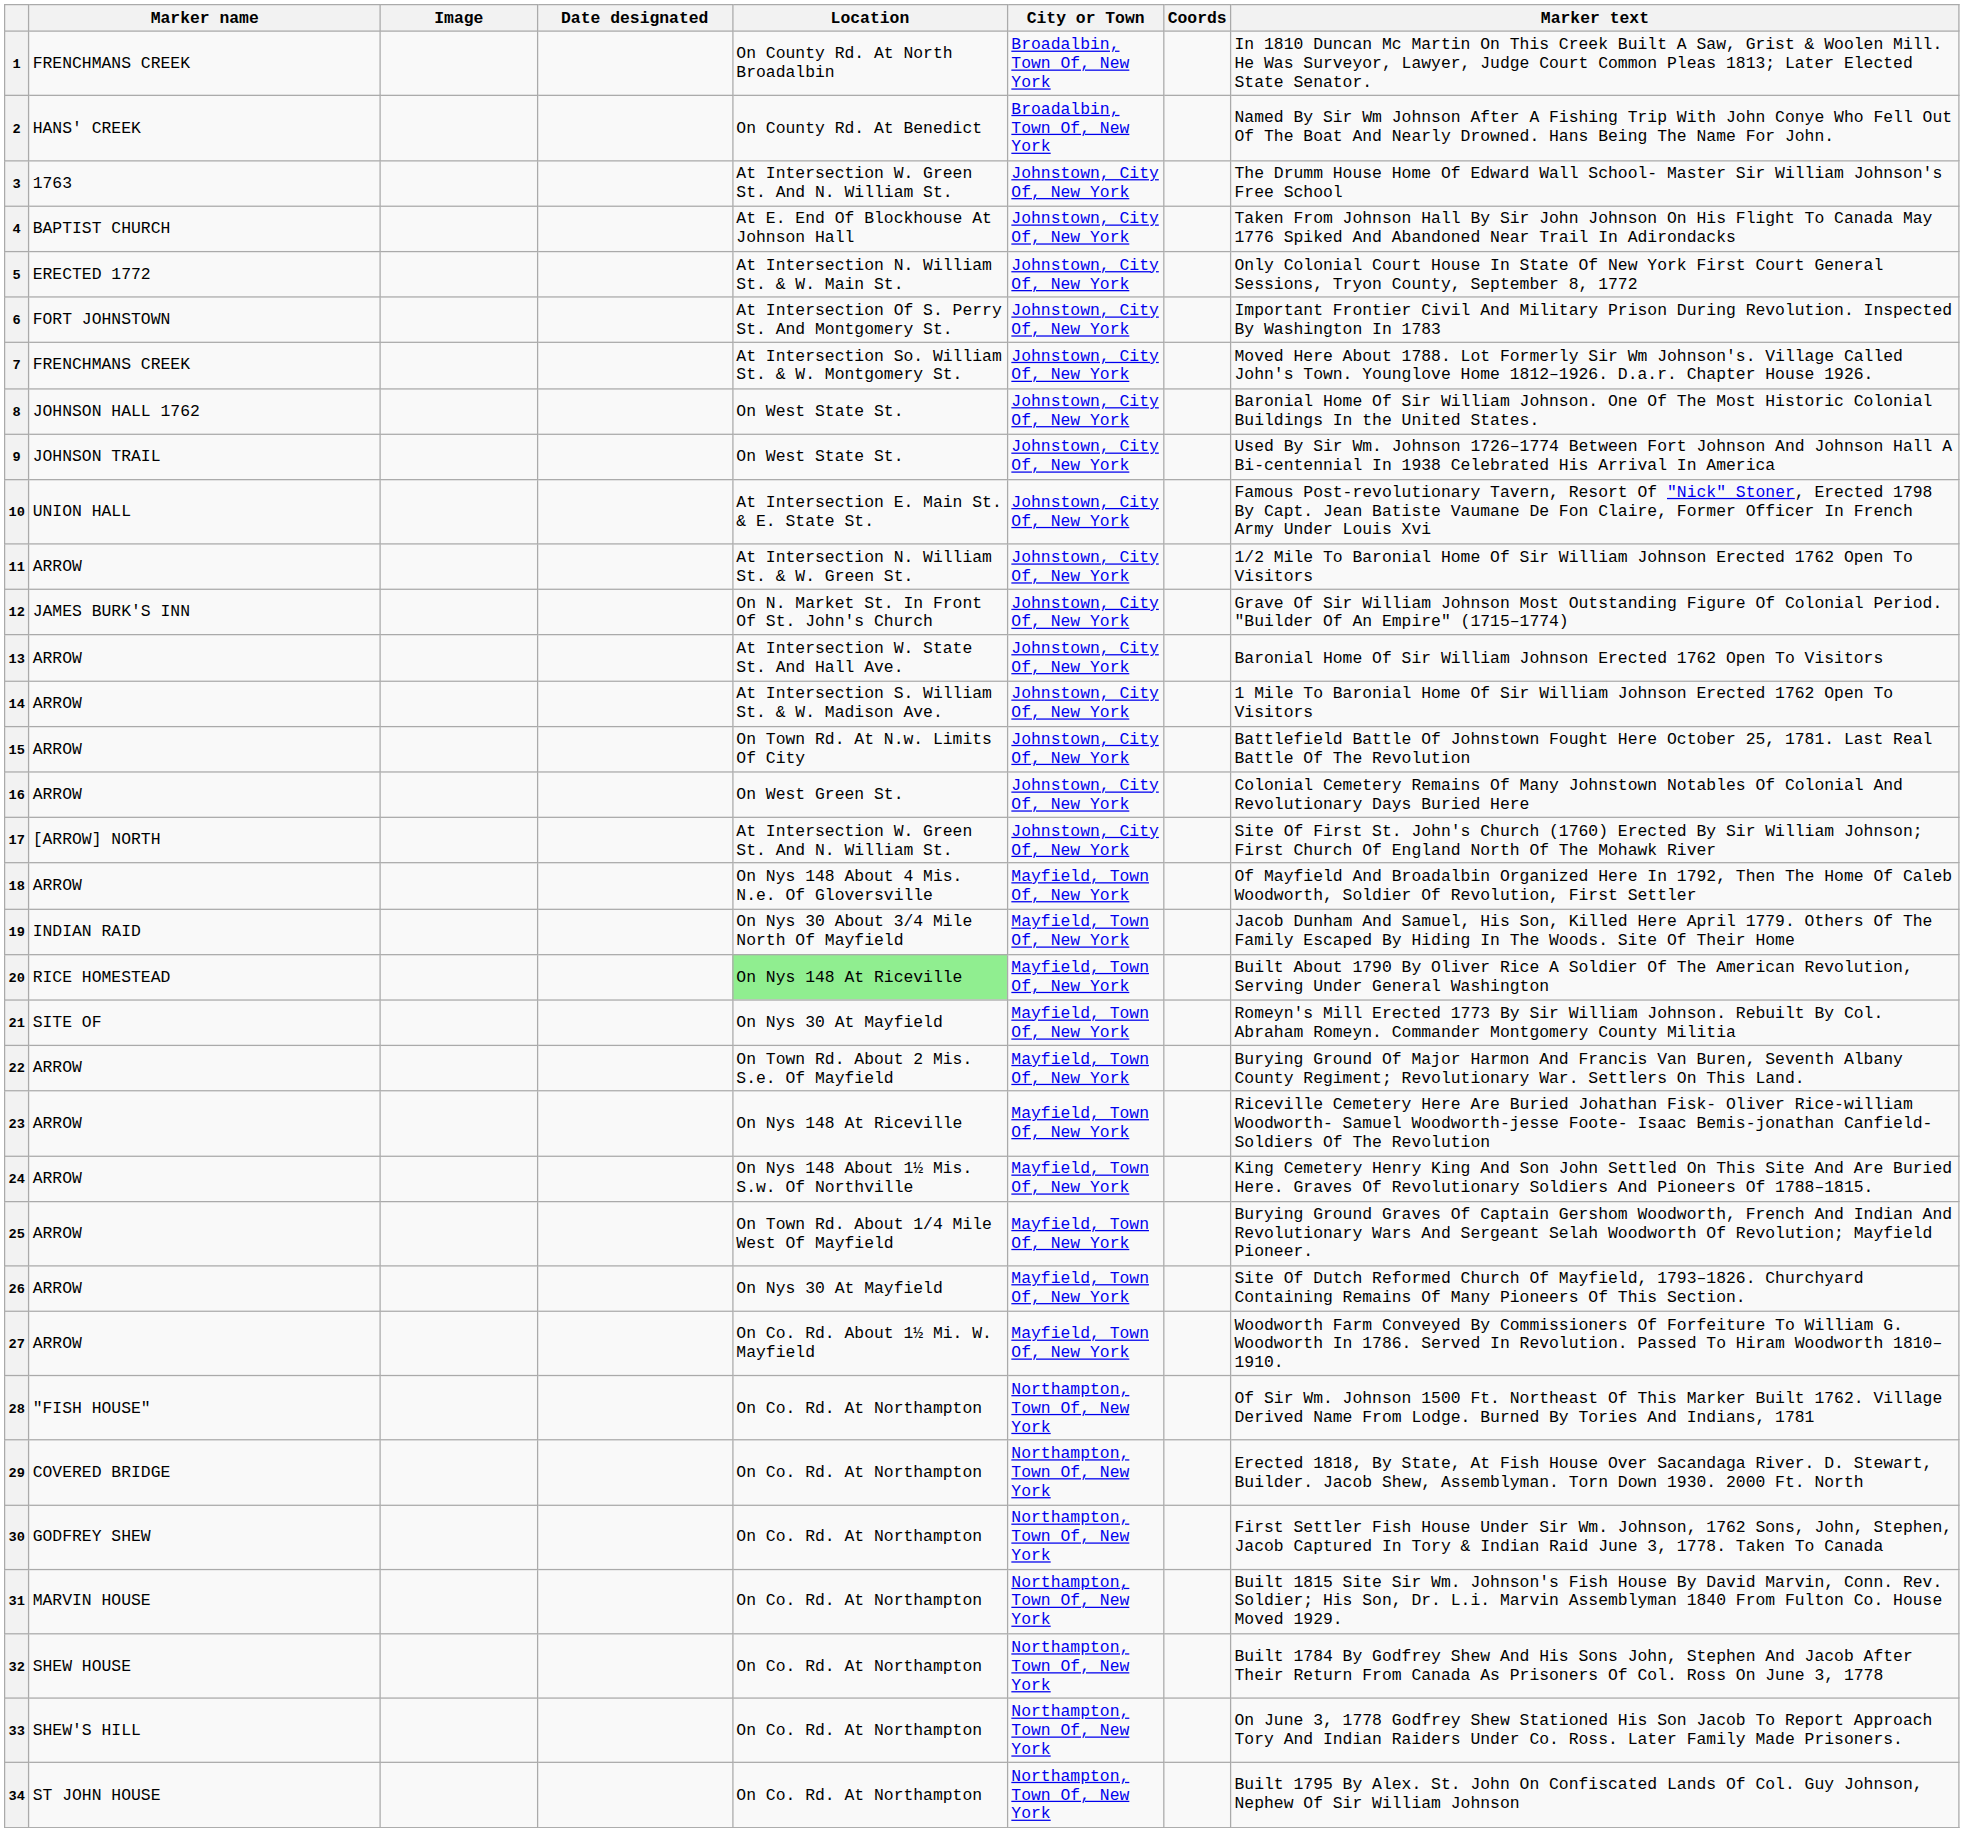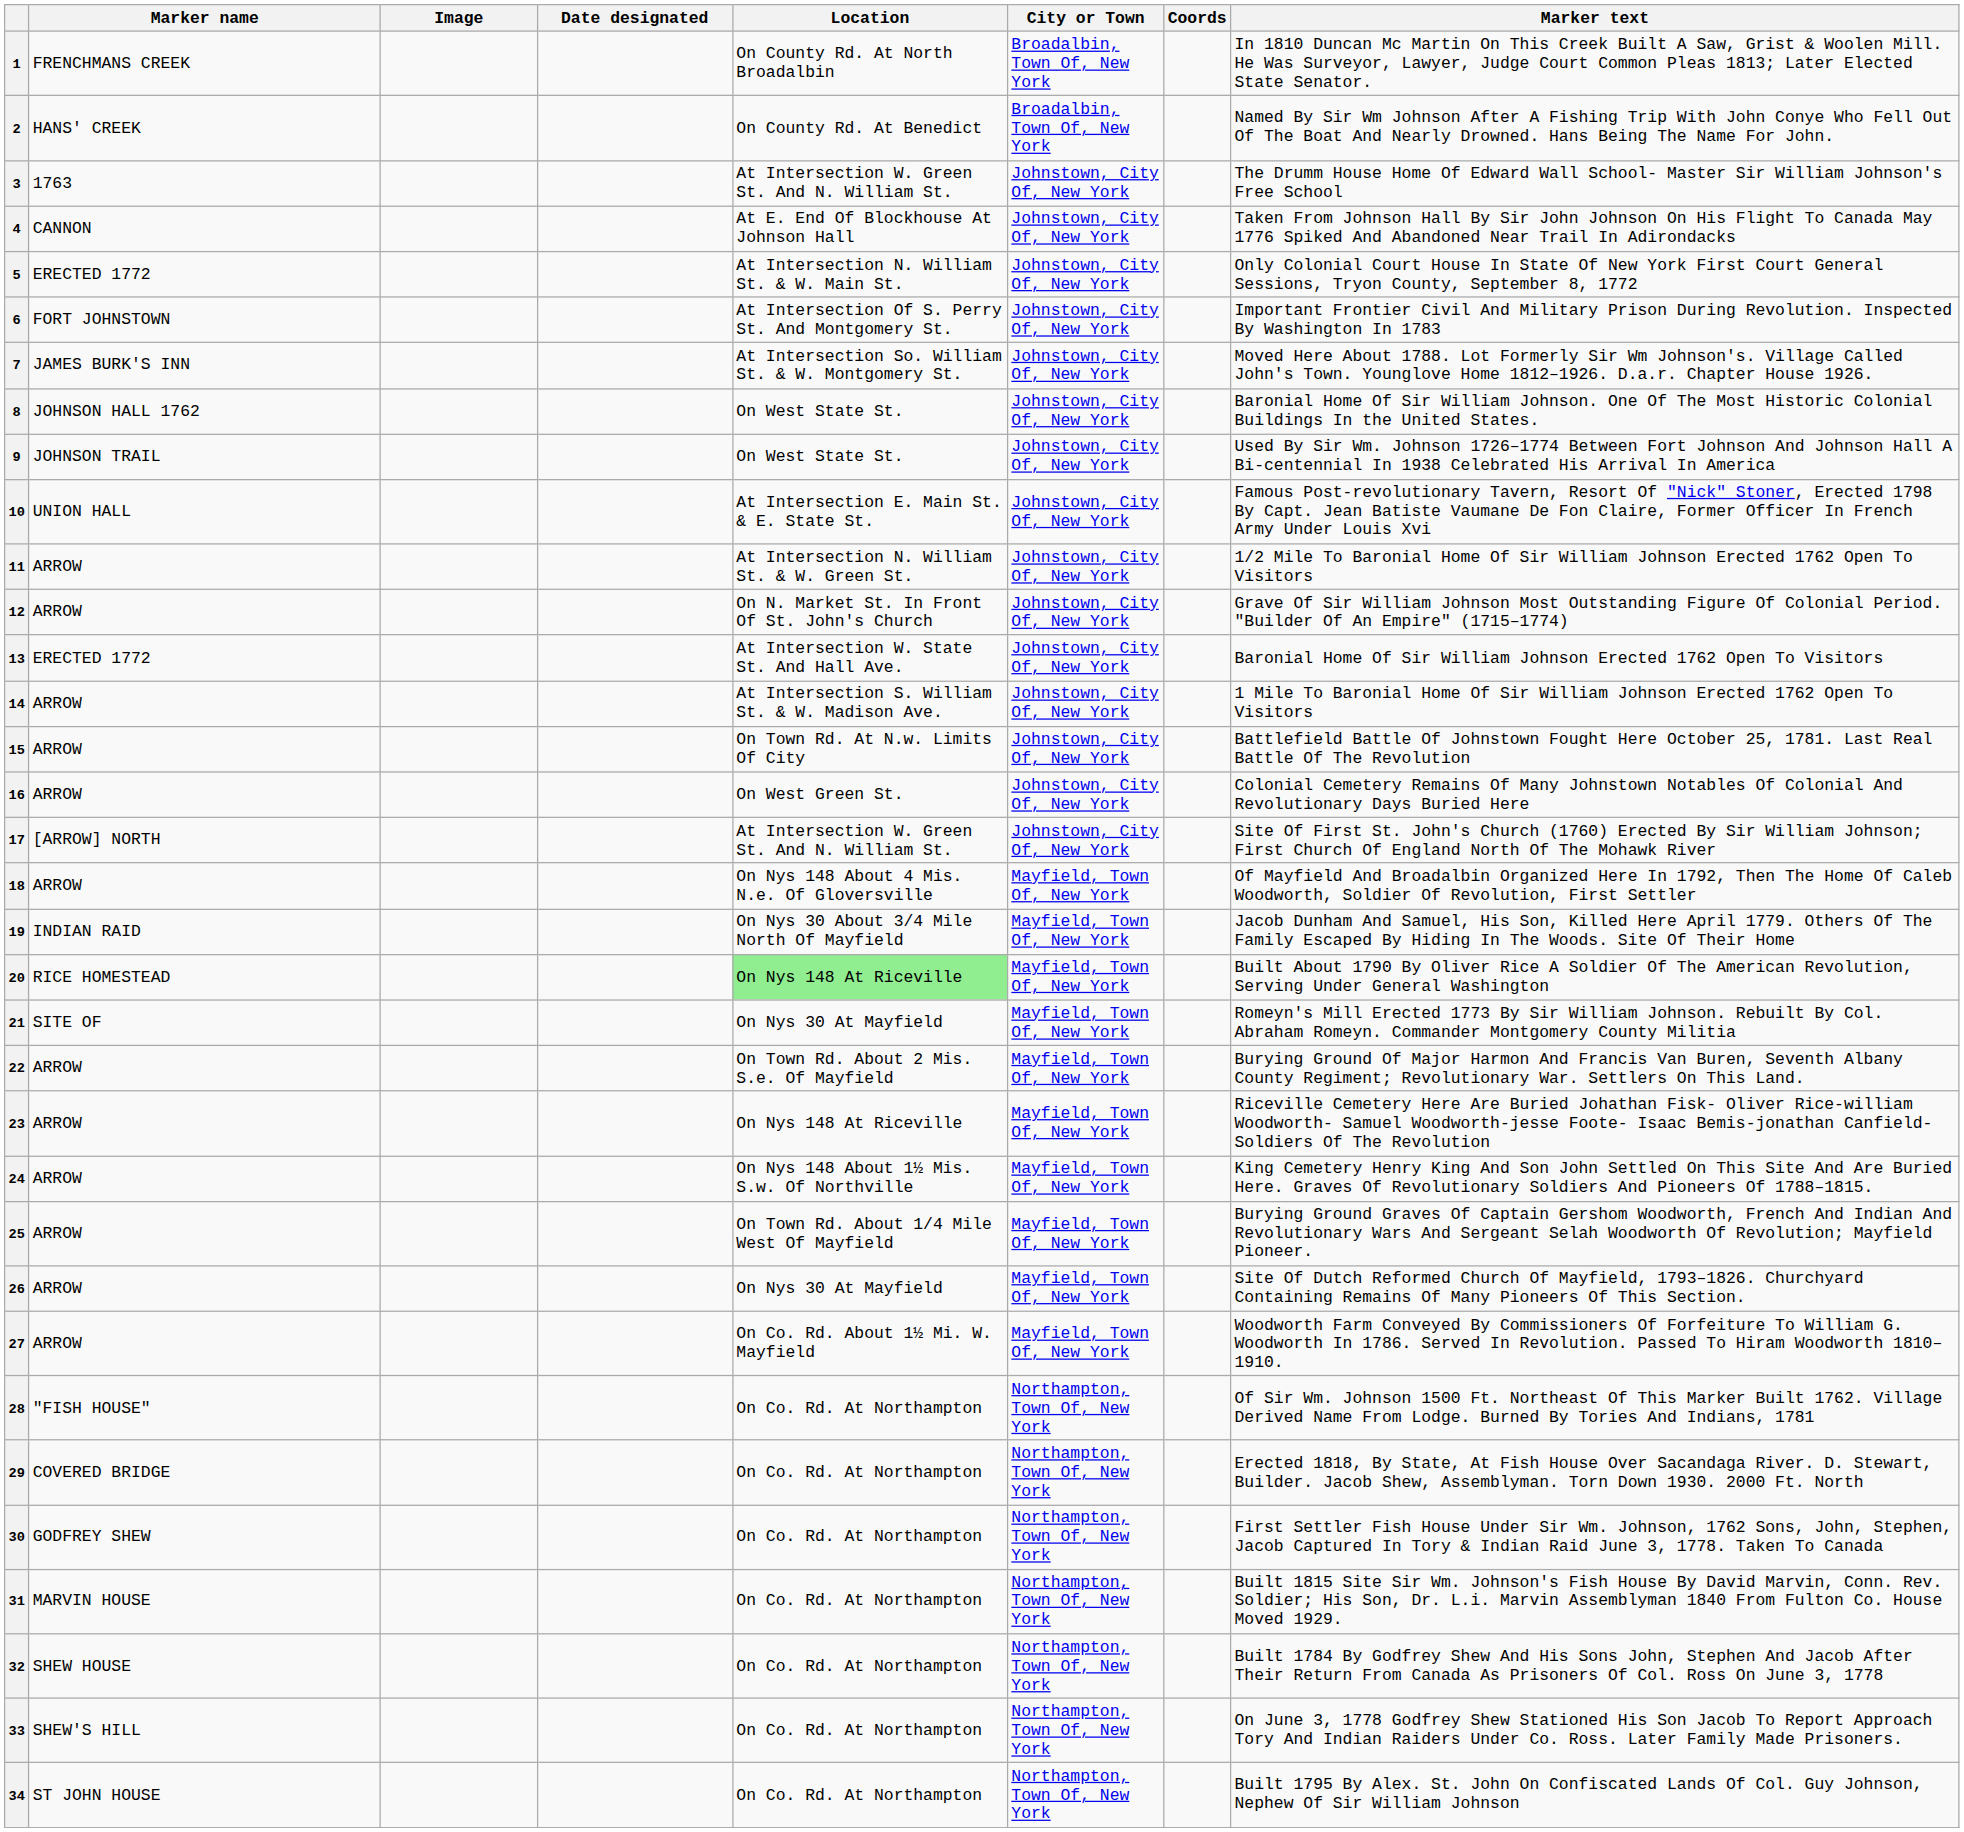(102, 229) BAPTIST CHURCH -> (62, 229) CANNON
(111, 366) FRENCHMANS CREEK -> (111, 366) JAMES BURK'S INN
(111, 612) JAMES BURK'S INN -> (57, 612) ARROW
(57, 658) ARROW -> (92, 658) ERECTED 1772
